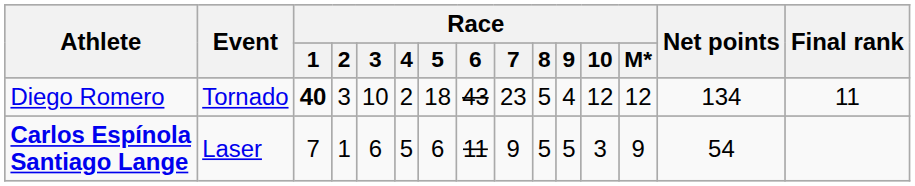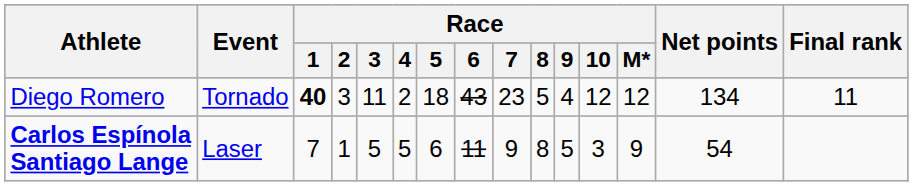(375, 98) 10 -> (374, 98) 11
(375, 149) 6 -> (374, 149) 5
(544, 149) 5 -> (543, 149) 8
